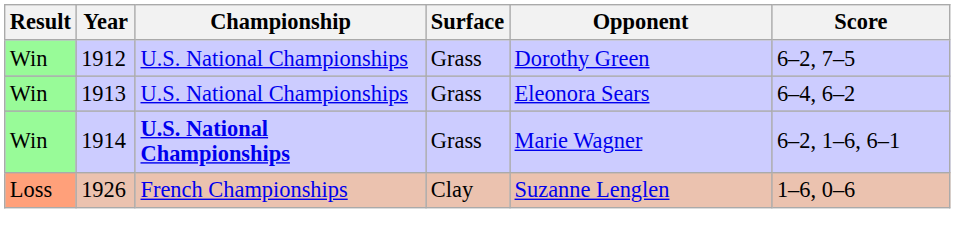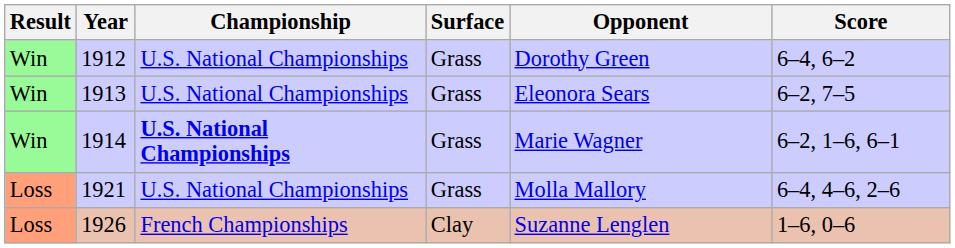(816, 57) 6–2, 7–5 -> (816, 57) 6–4, 6–2
(816, 93) 6–4, 6–2 -> (816, 93) 6–2, 7–5
+ row: (104, 189)
